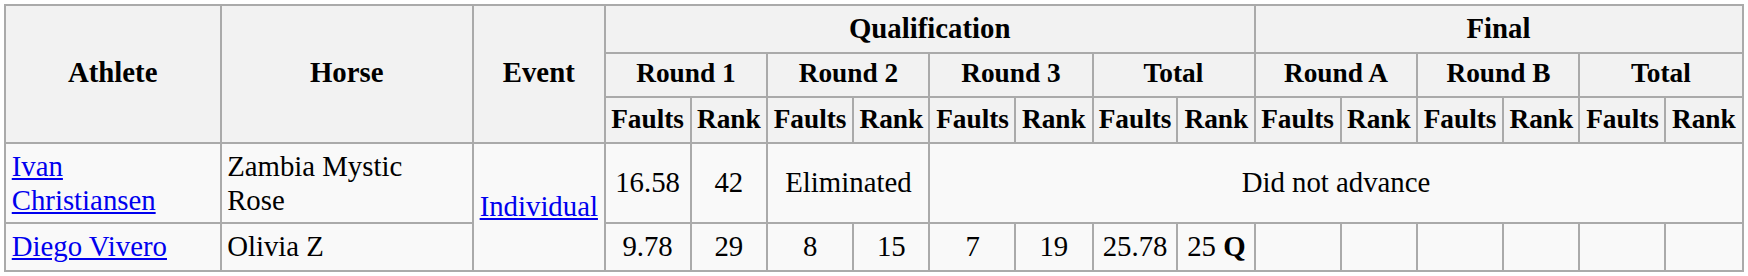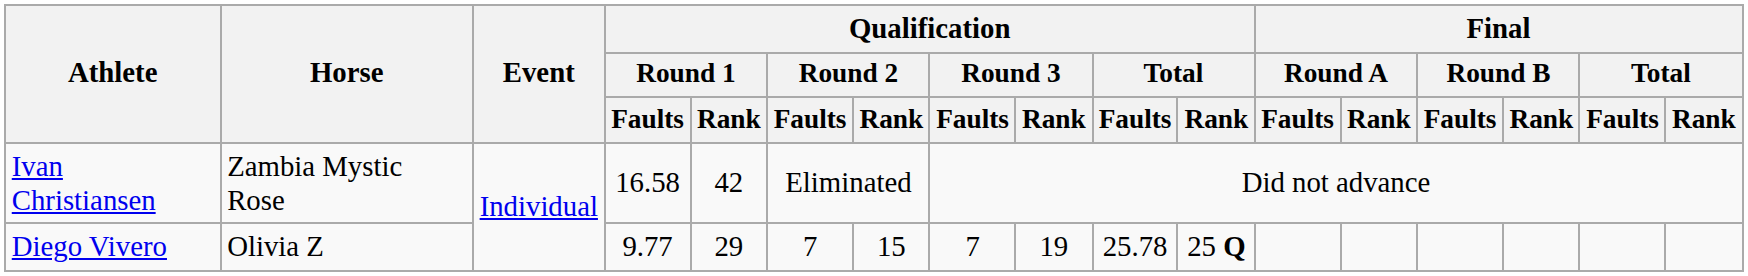(648, 247) 9.78 -> (648, 247) 9.77
(810, 247) 8 -> (810, 247) 7
